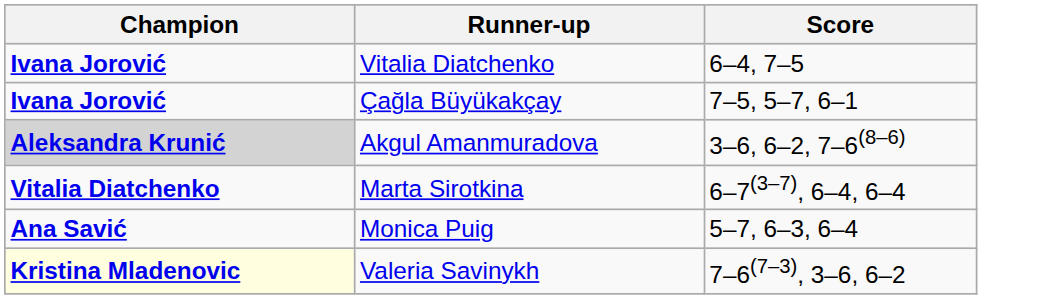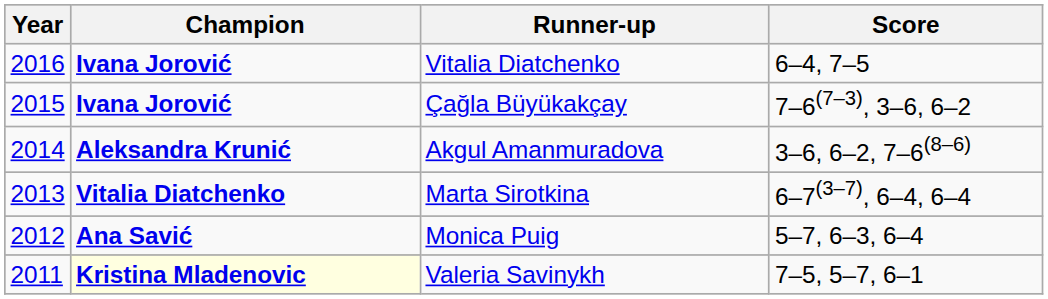+ column: (38, 24)
(784, 101) 7–5, 5–7, 6–1 -> (873, 105) 7–6(7–3), 3–6, 6–2
(118, 143) lightgrey background -> (184, 149) no background
(807, 271) 7–6(7–3), 3–6, 6–2 -> (849, 274) 7–5, 5–7, 6–1
